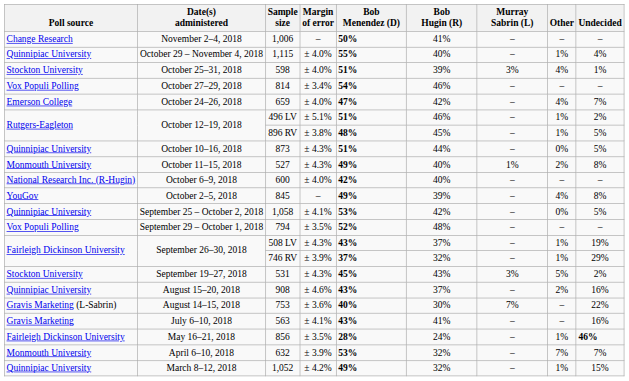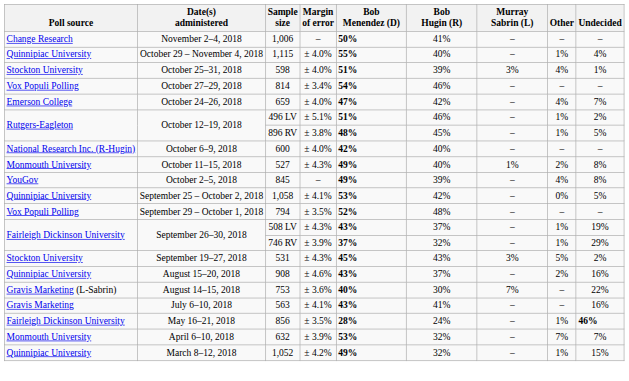- row: (201, 149)
rows swapped: (201, 165) <-> (201, 180)
